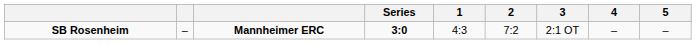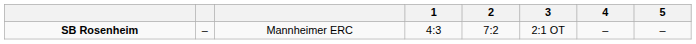- column: (399, 13)
(279, 30) bold -> (310, 30) normal
